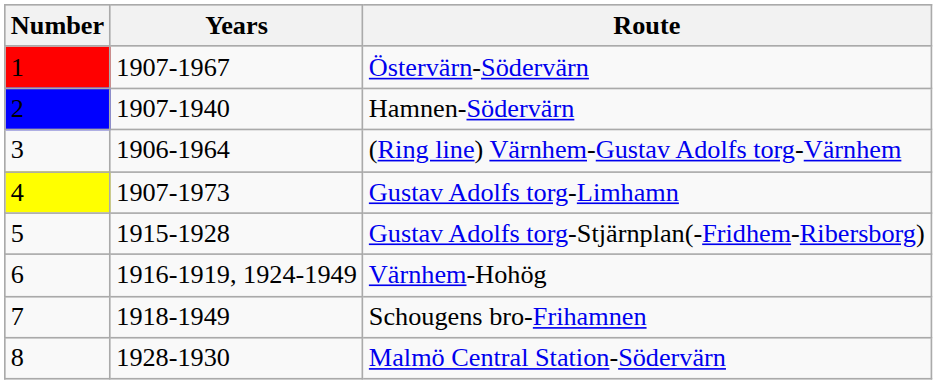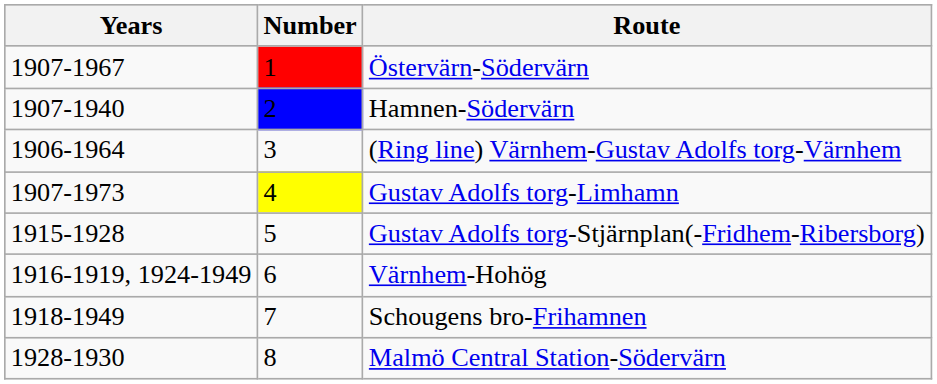columns swapped: (58, 25) <-> (237, 25)
